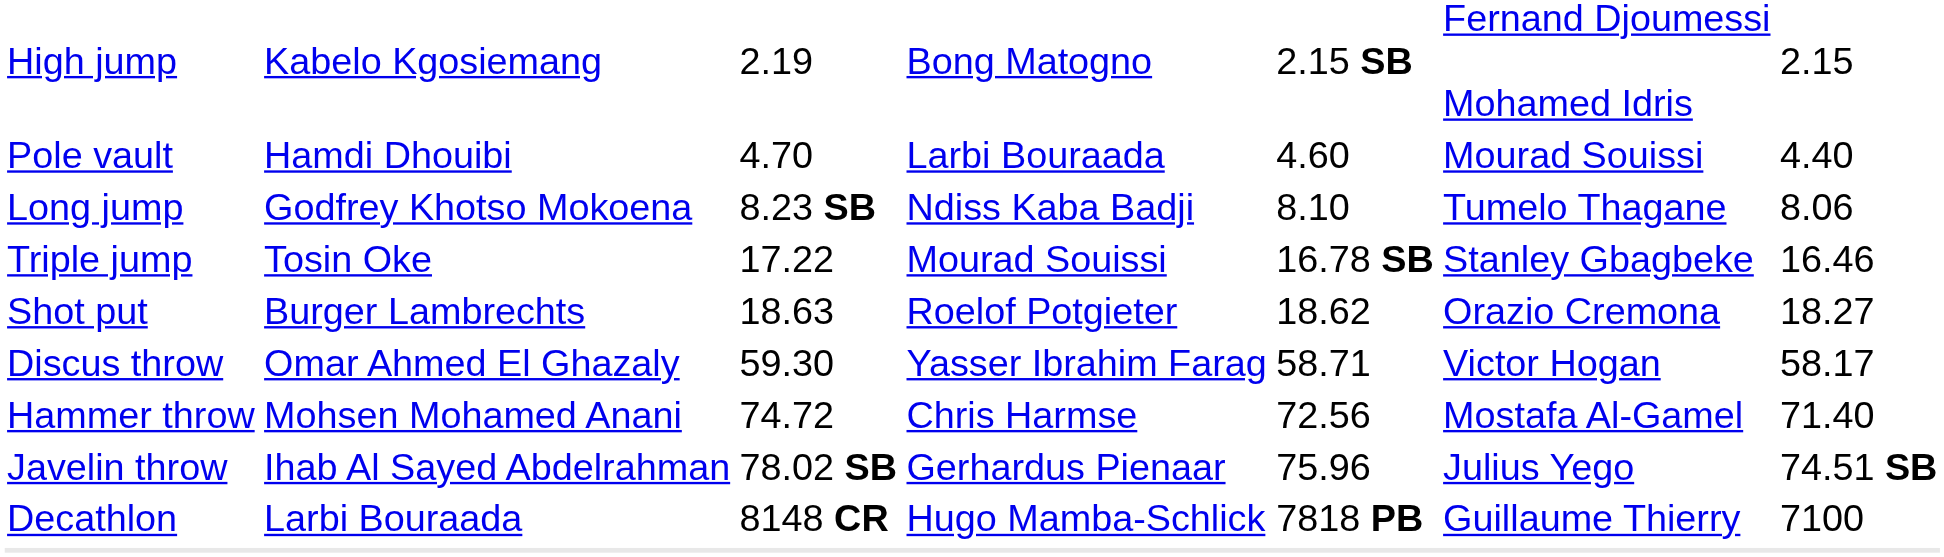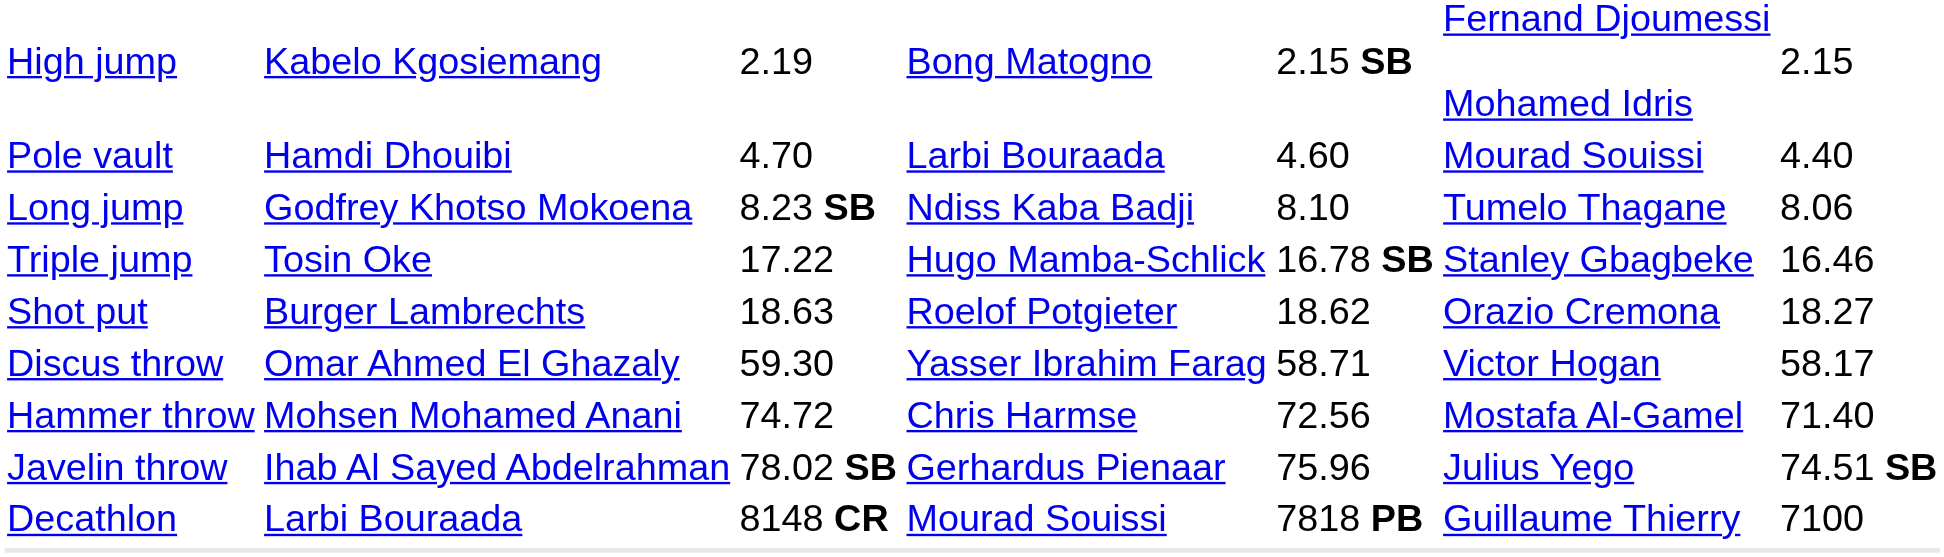(1037, 259) Mourad Souissi -> (1086, 259) Hugo Mamba-Schlick
(1086, 518) Hugo Mamba-Schlick -> (1037, 518) Mourad Souissi
